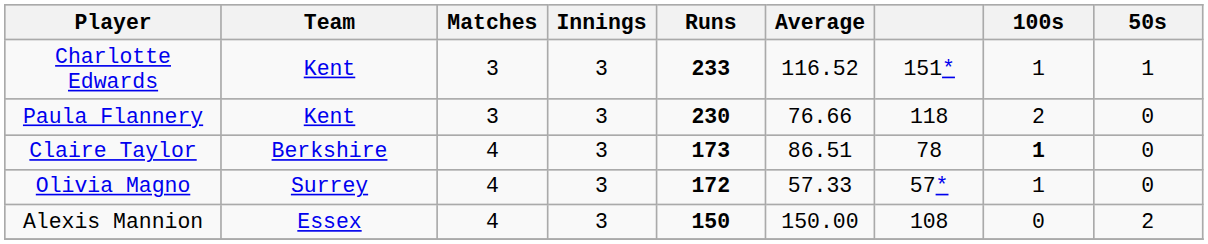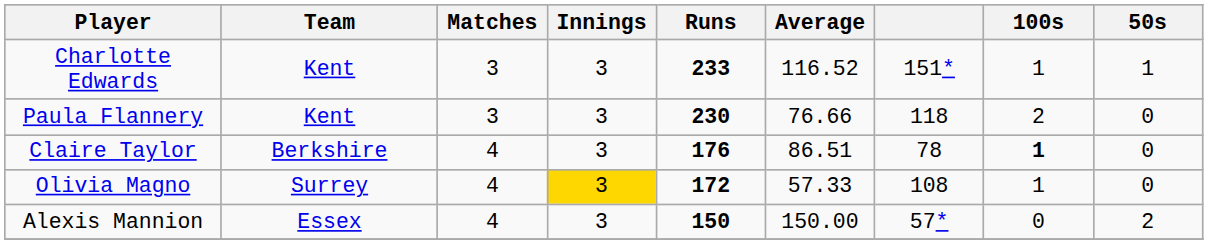(711, 152) 173 -> (711, 152) 176
(602, 187) no background -> (602, 187) gold background
(929, 187) 57* -> (929, 187) 108
(929, 222) 108 -> (929, 222) 57*
